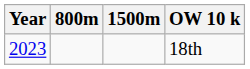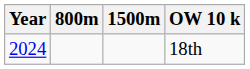(28, 49) 2023 -> (28, 49) 2024
